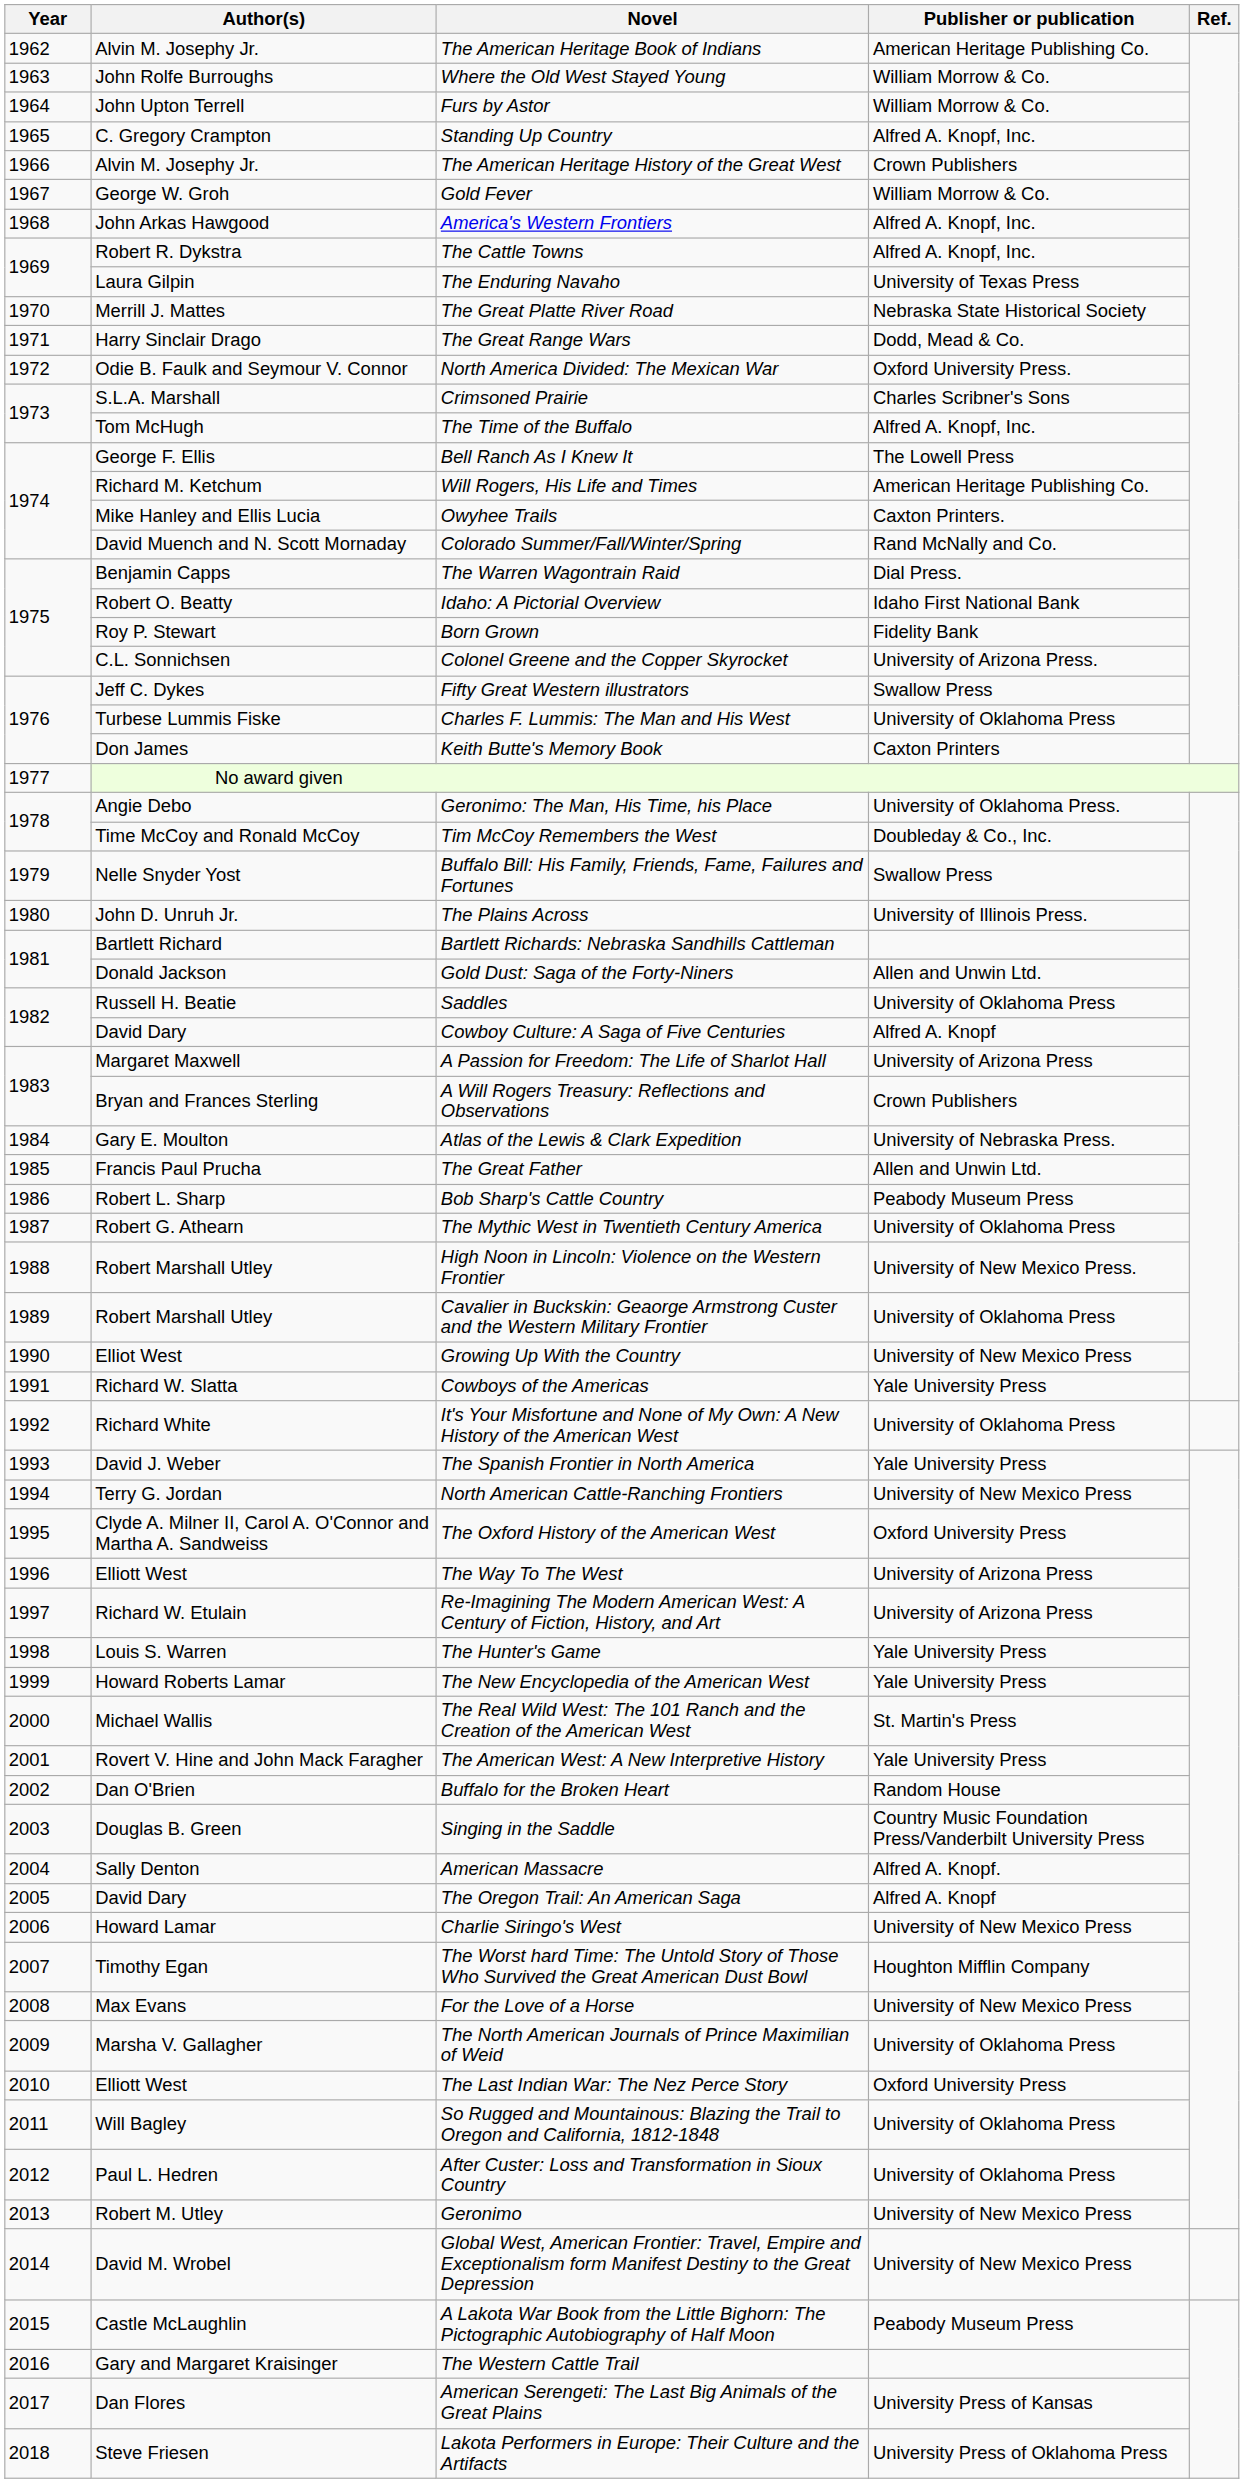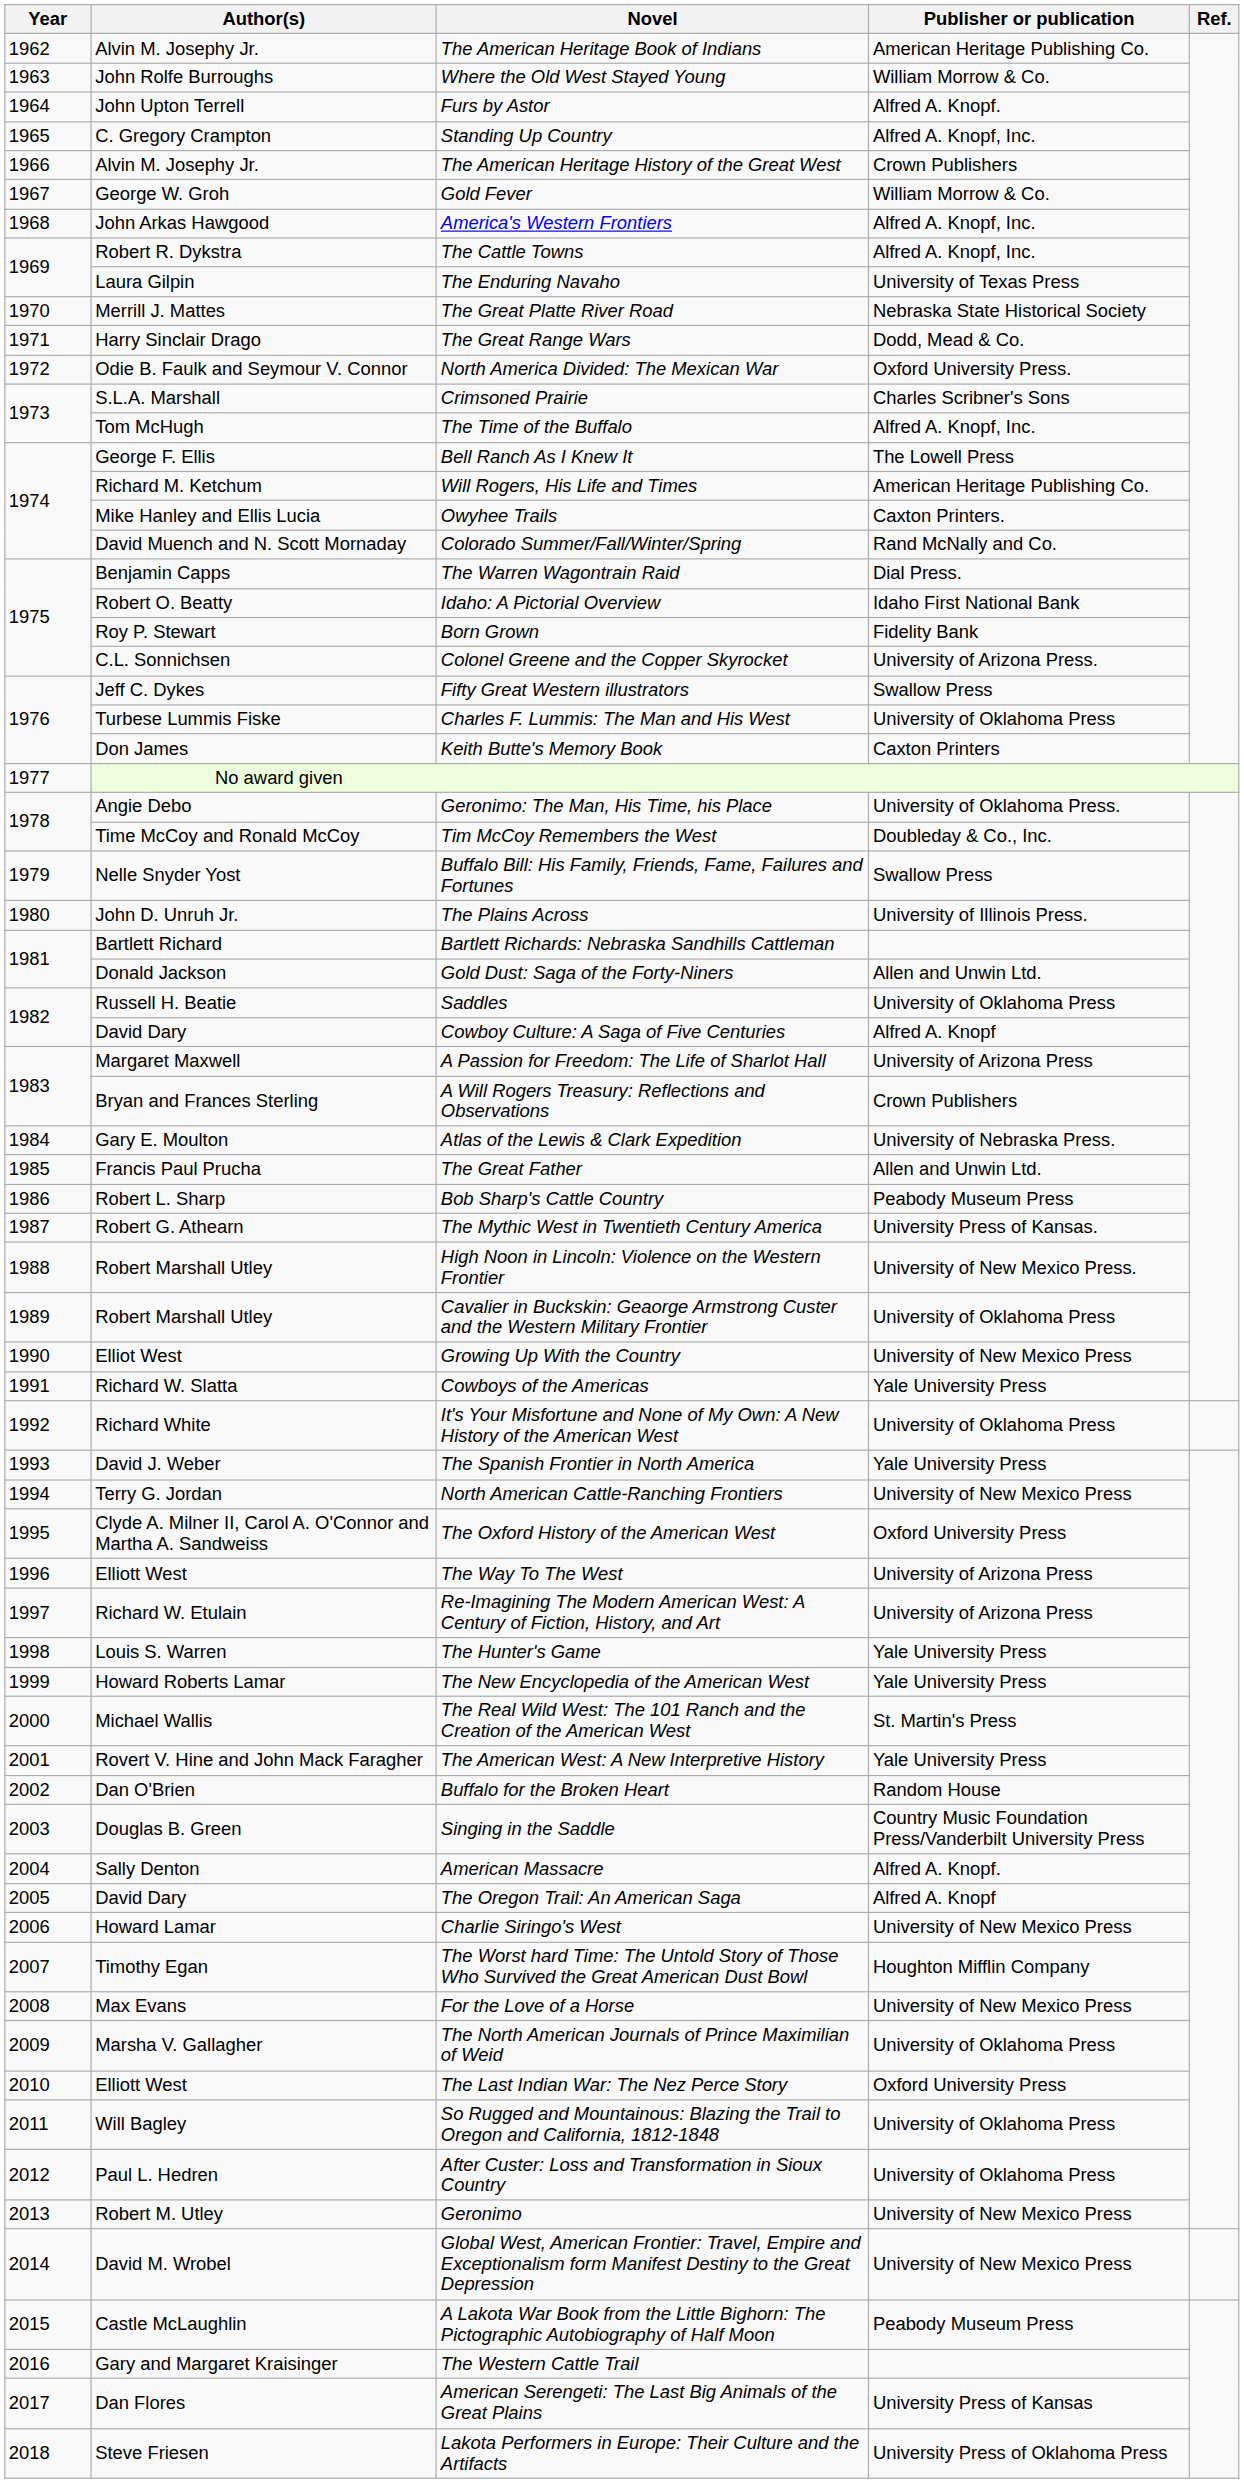(961, 106) William Morrow & Co. -> (937, 106) Alfred A. Knopf.
(994, 1227) University of Oklahoma Press -> (985, 1227) University Press of Kansas.
